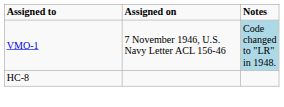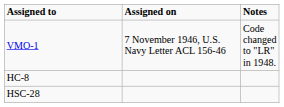(260, 45) lightblue background -> (260, 45) no background
+ row: (23, 94)
